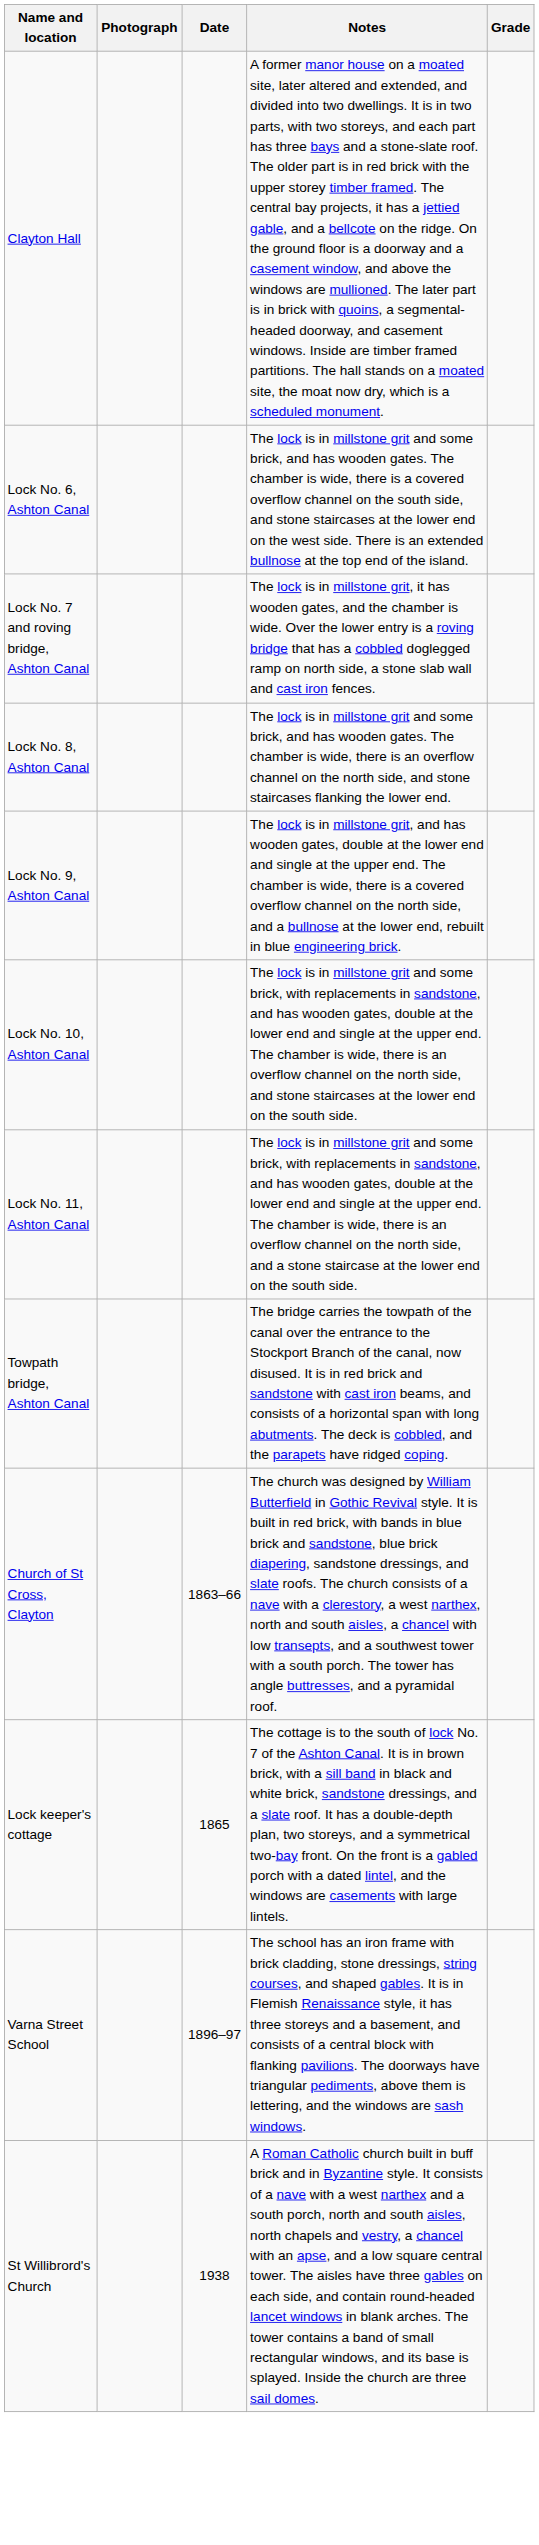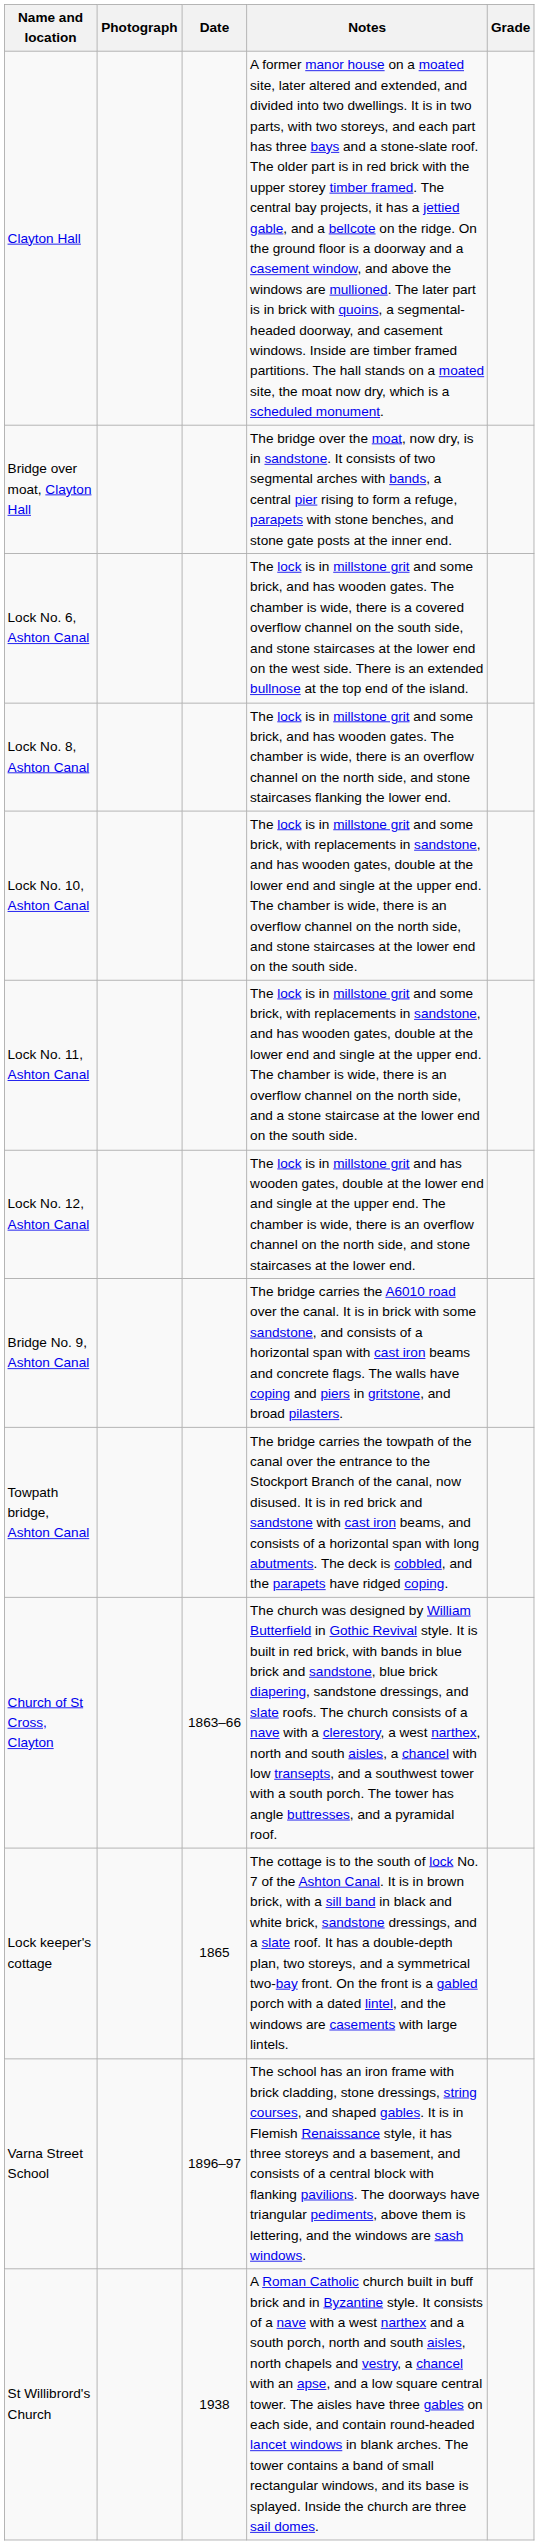+ row: (50, 489)
- row: (48, 638)
- row: (48, 885)
+ row: (48, 1214)
+ row: (48, 1353)
